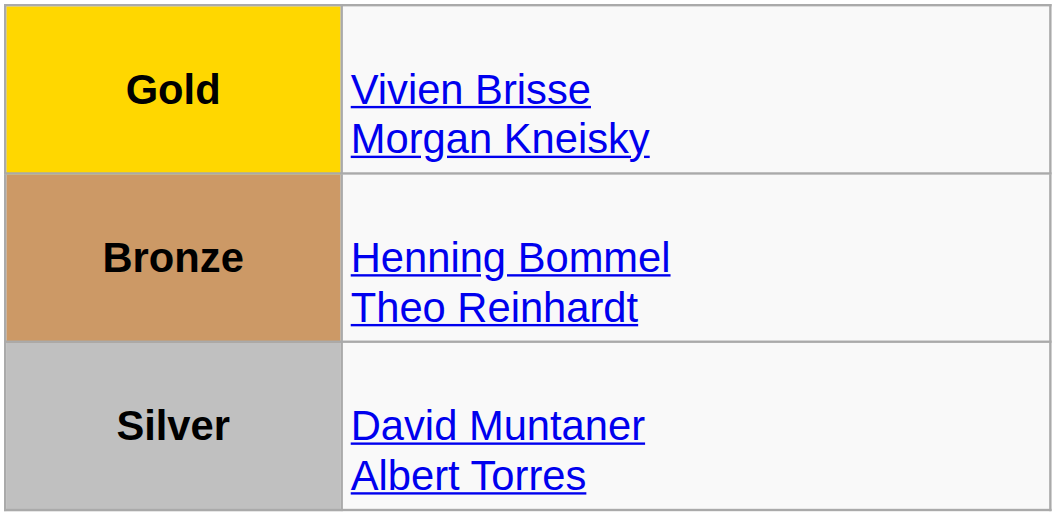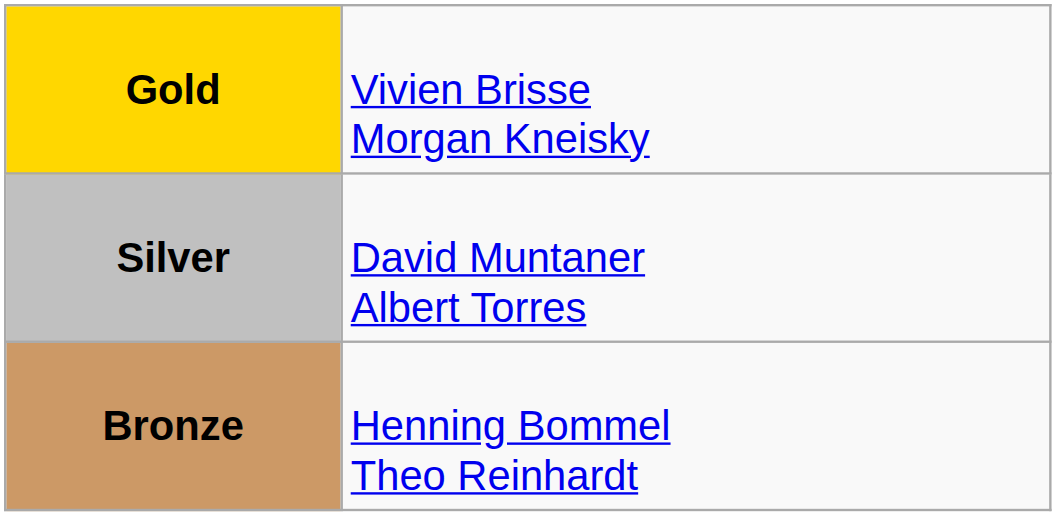rows swapped: (173, 424) <-> (173, 256)
